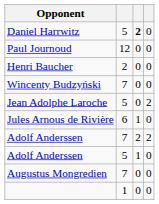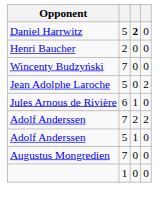- row: (39, 48)
